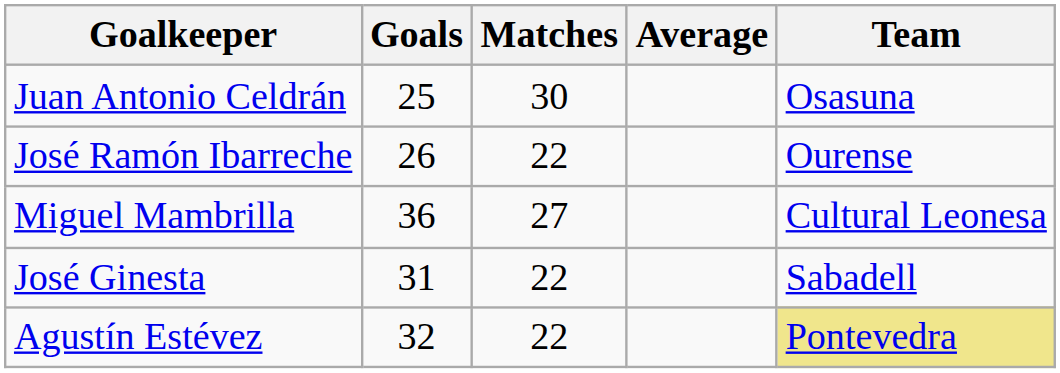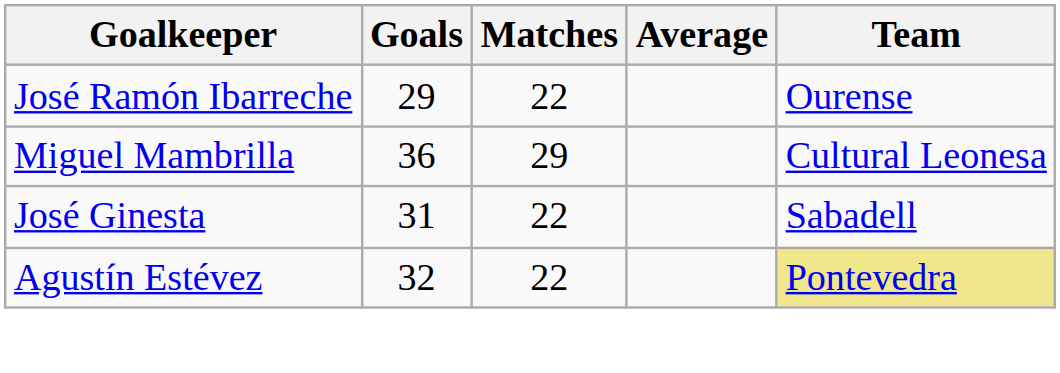- row: (180, 95)
(416, 155) 26 -> (416, 95) 29
(549, 215) 27 -> (549, 155) 29
